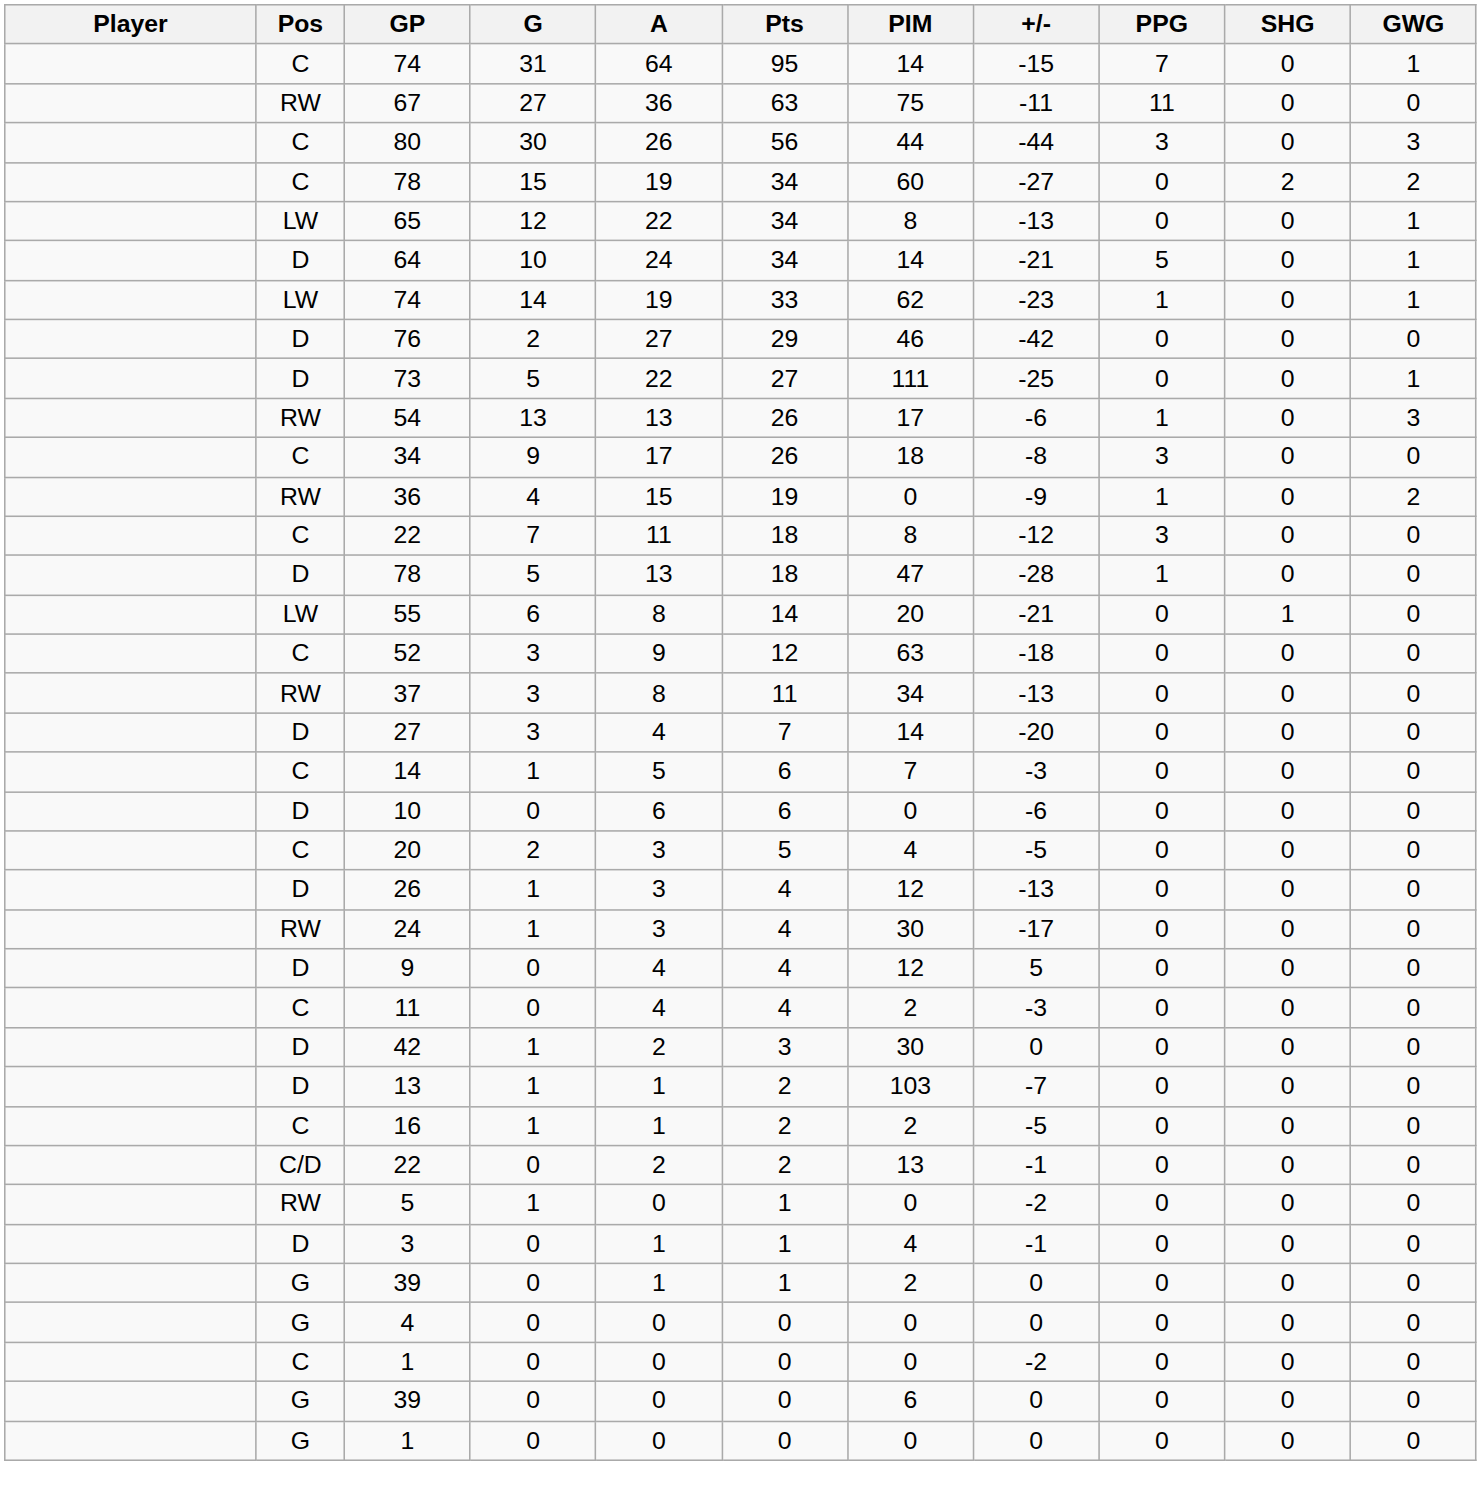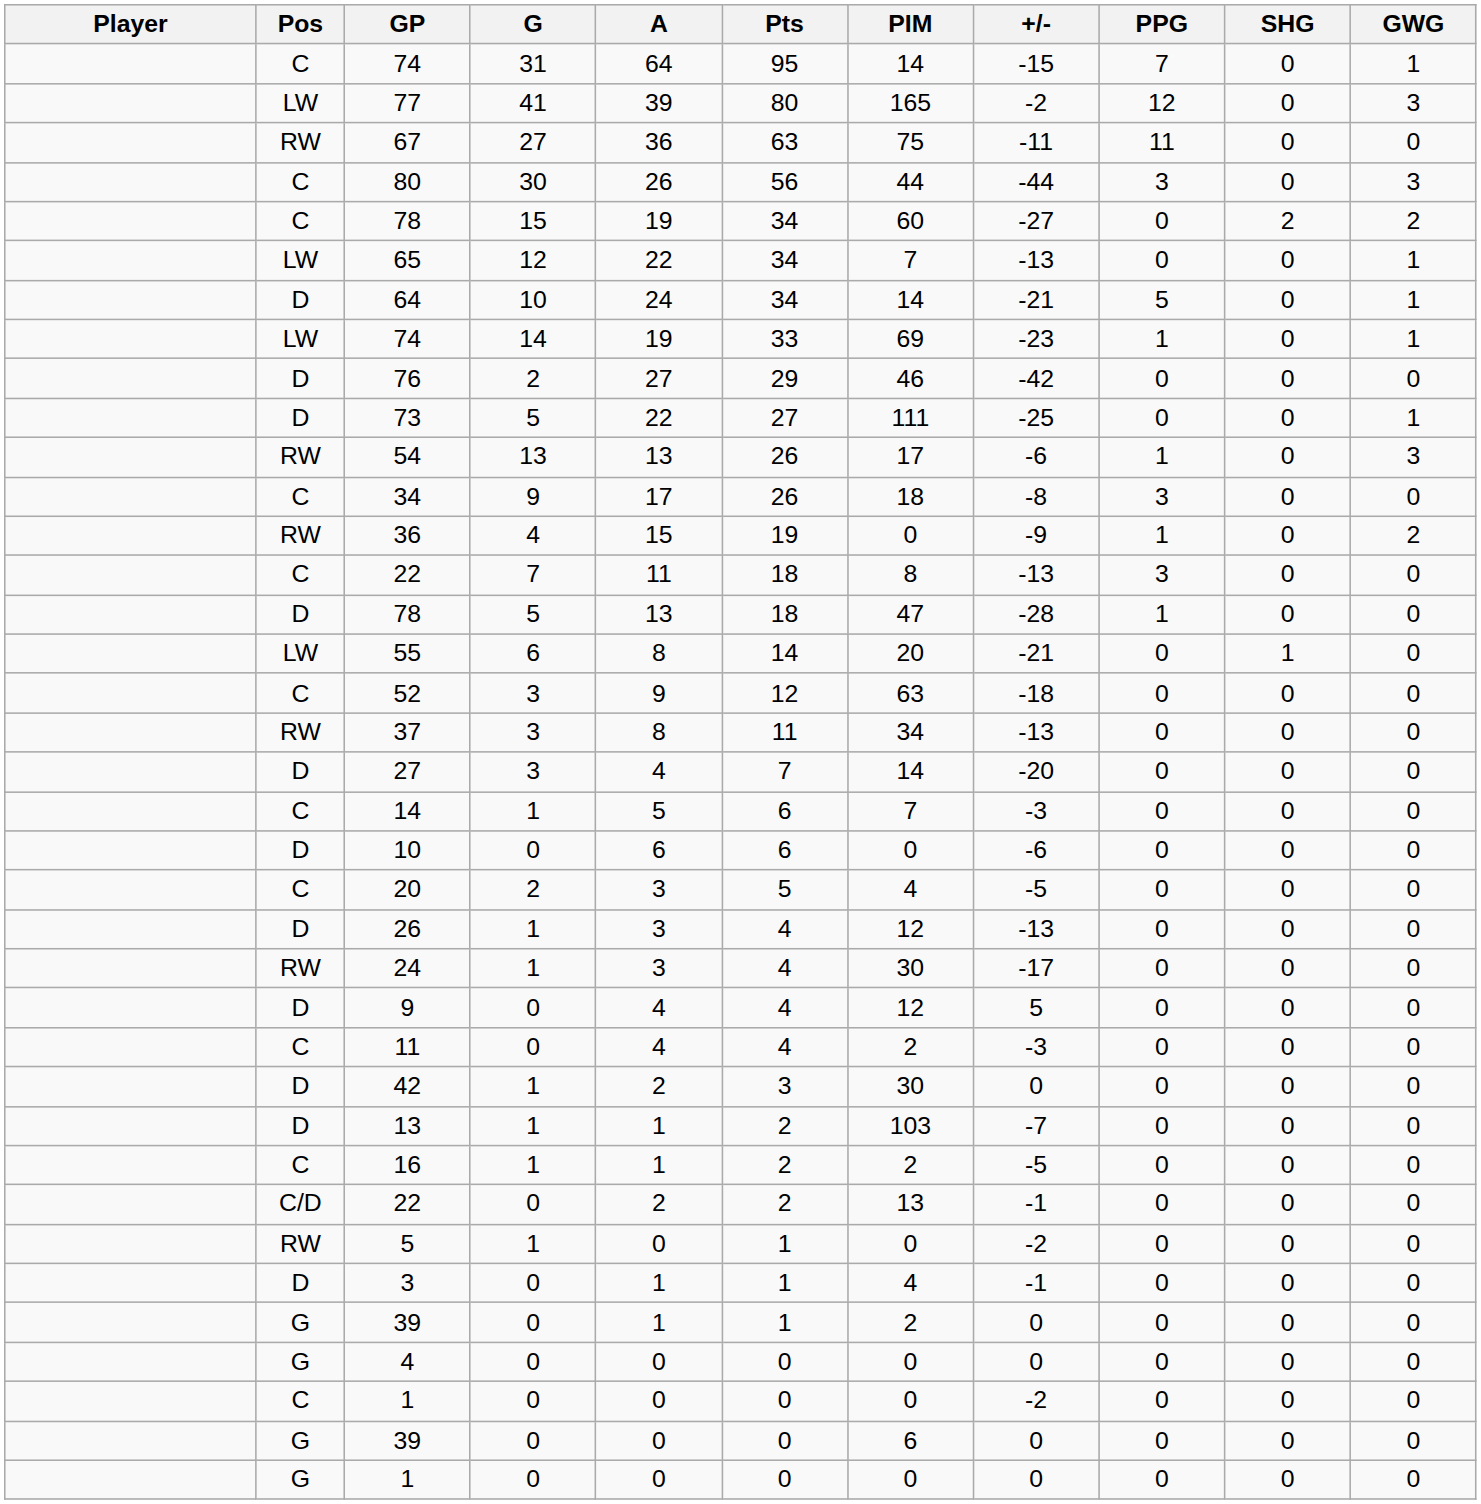+ row: (300, 102)
(910, 220) 8 -> (910, 260) 7
(910, 299) 62 -> (910, 338) 69
(1036, 535) -12 -> (1036, 574) -13
